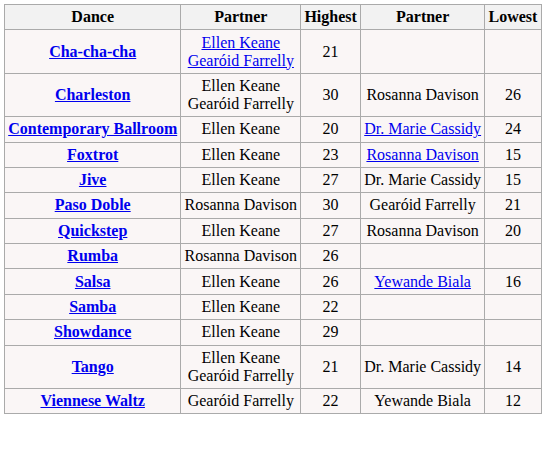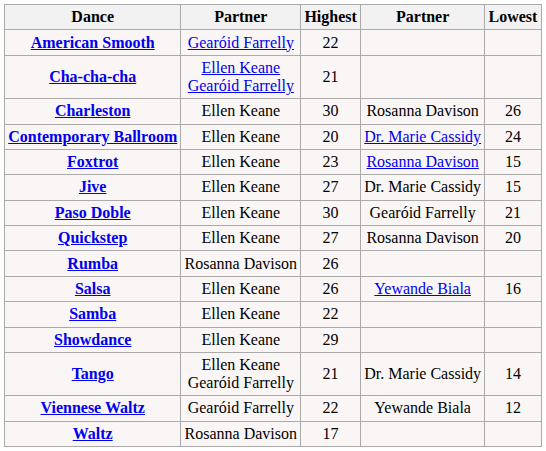+ row: (93, 42)
(241, 94) Ellen Keane Gearóid Farrelly -> (241, 111) Ellen Keane
(241, 205) Rosanna Davison -> (241, 212) Ellen Keane
+ row: (93, 433)
